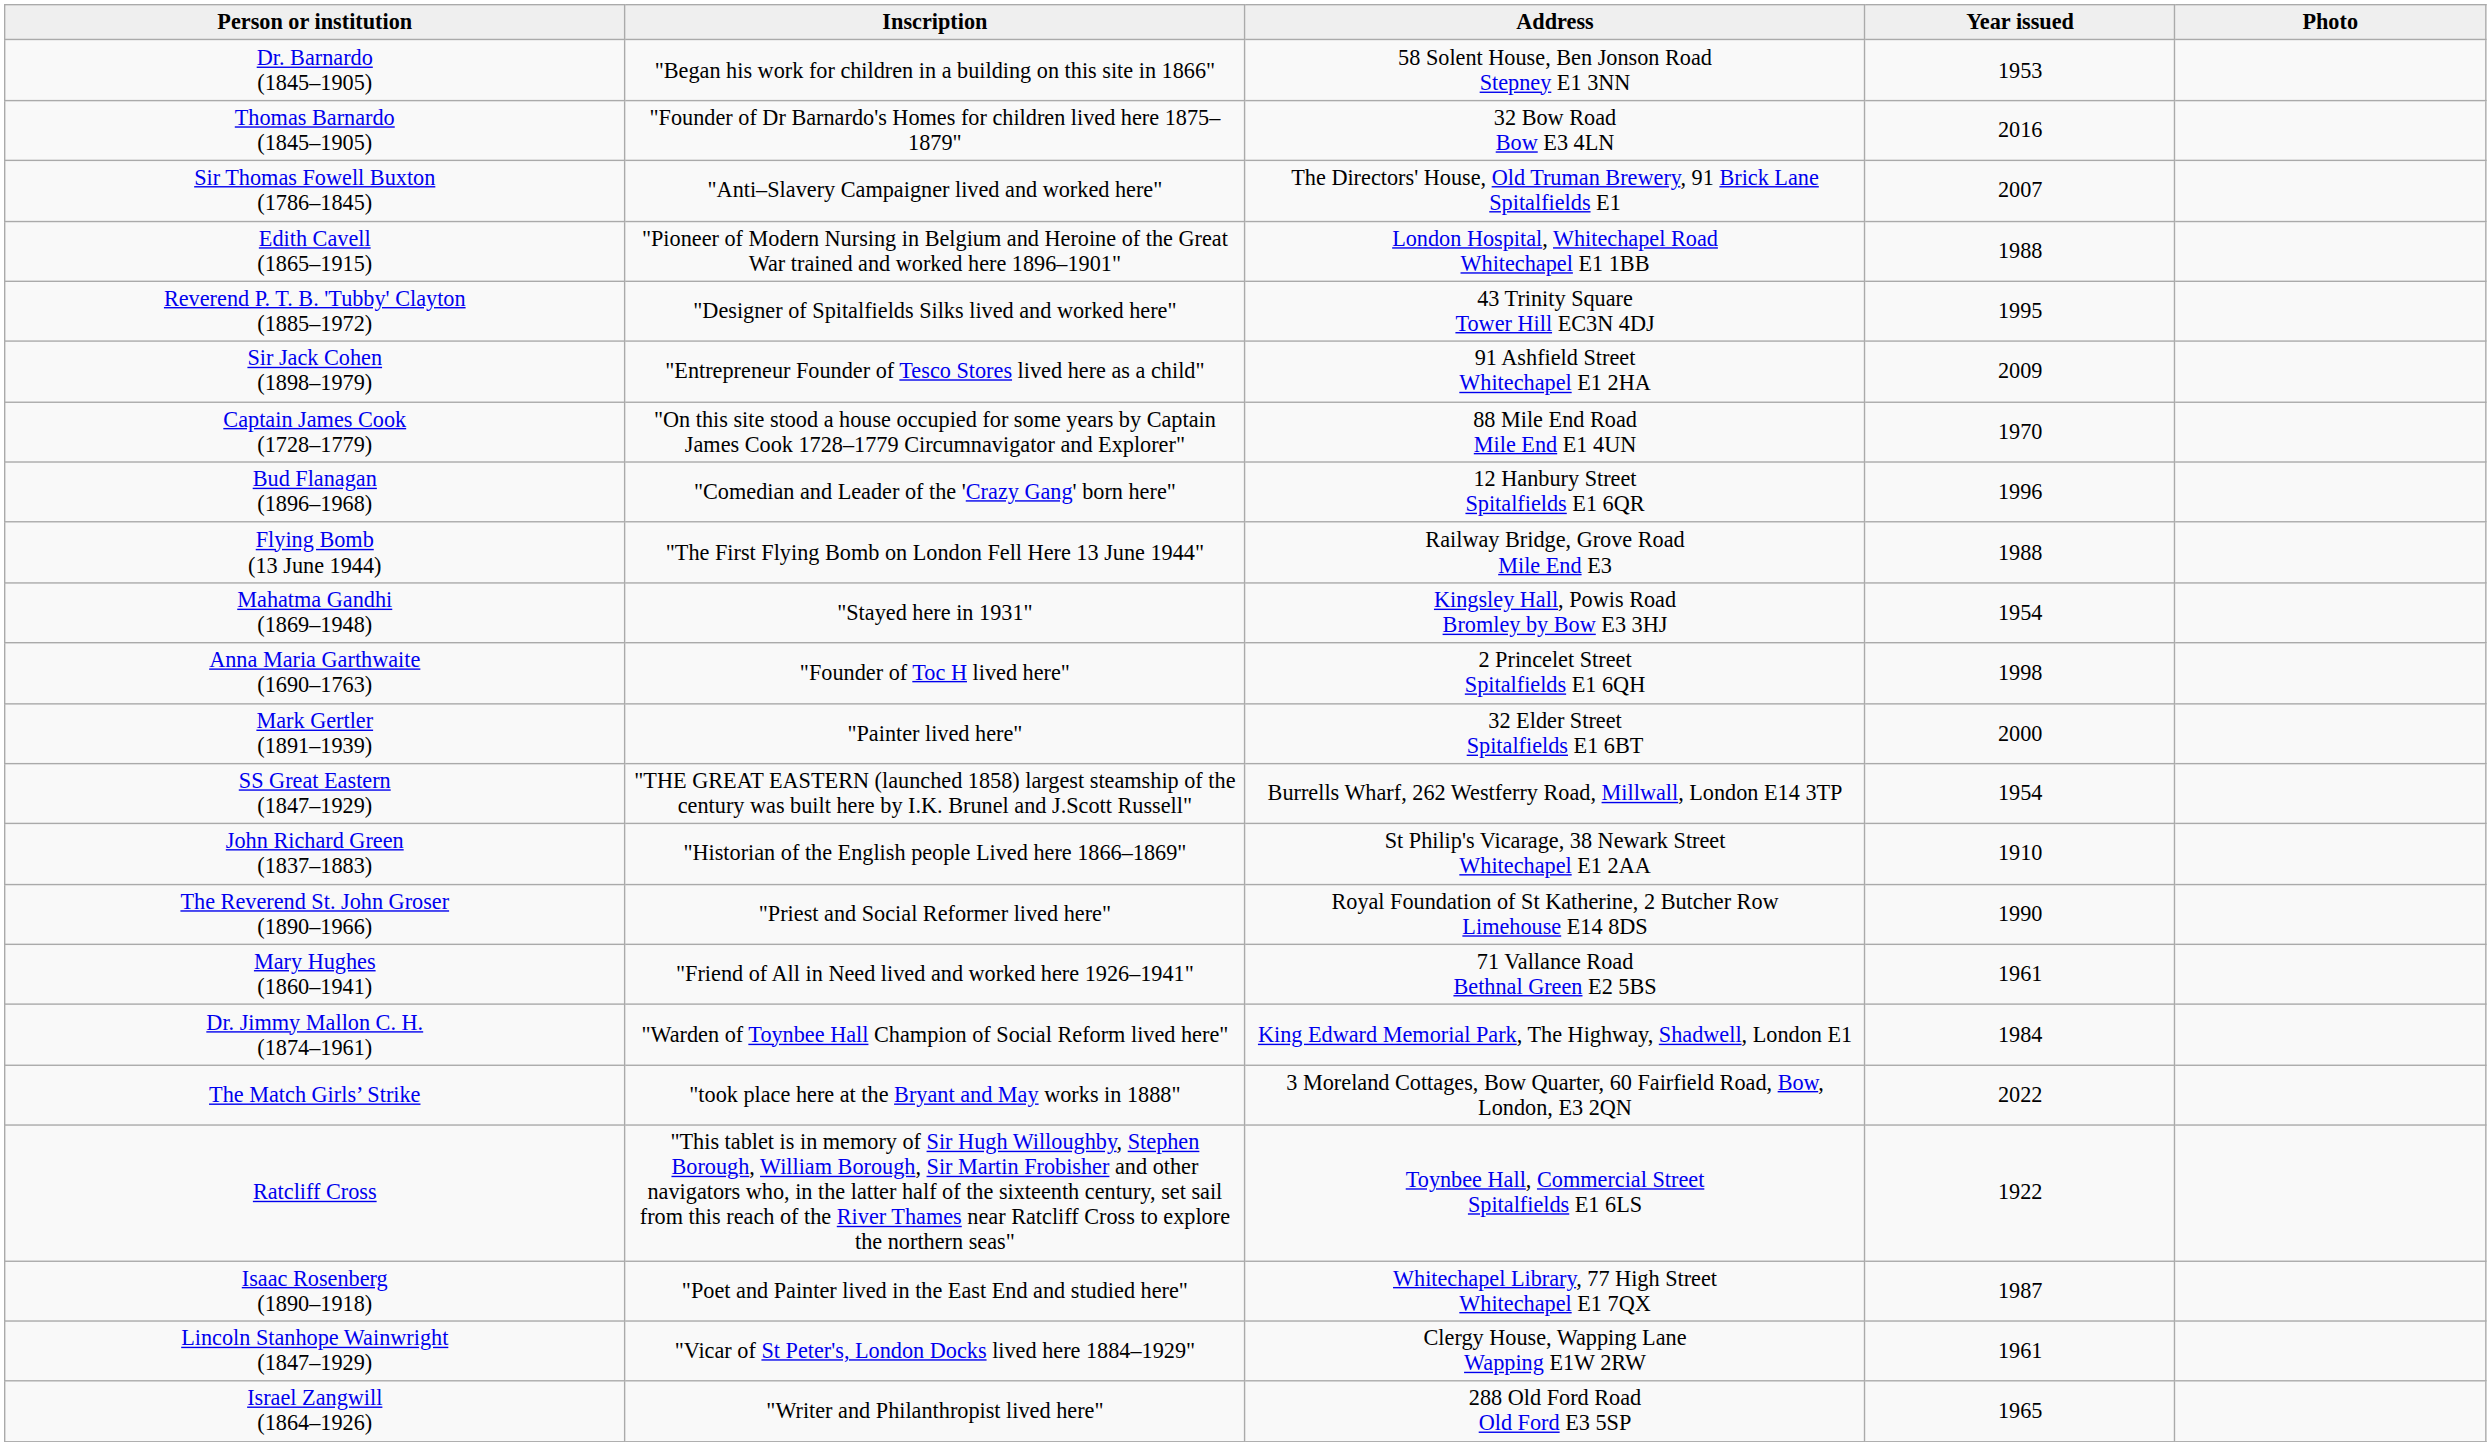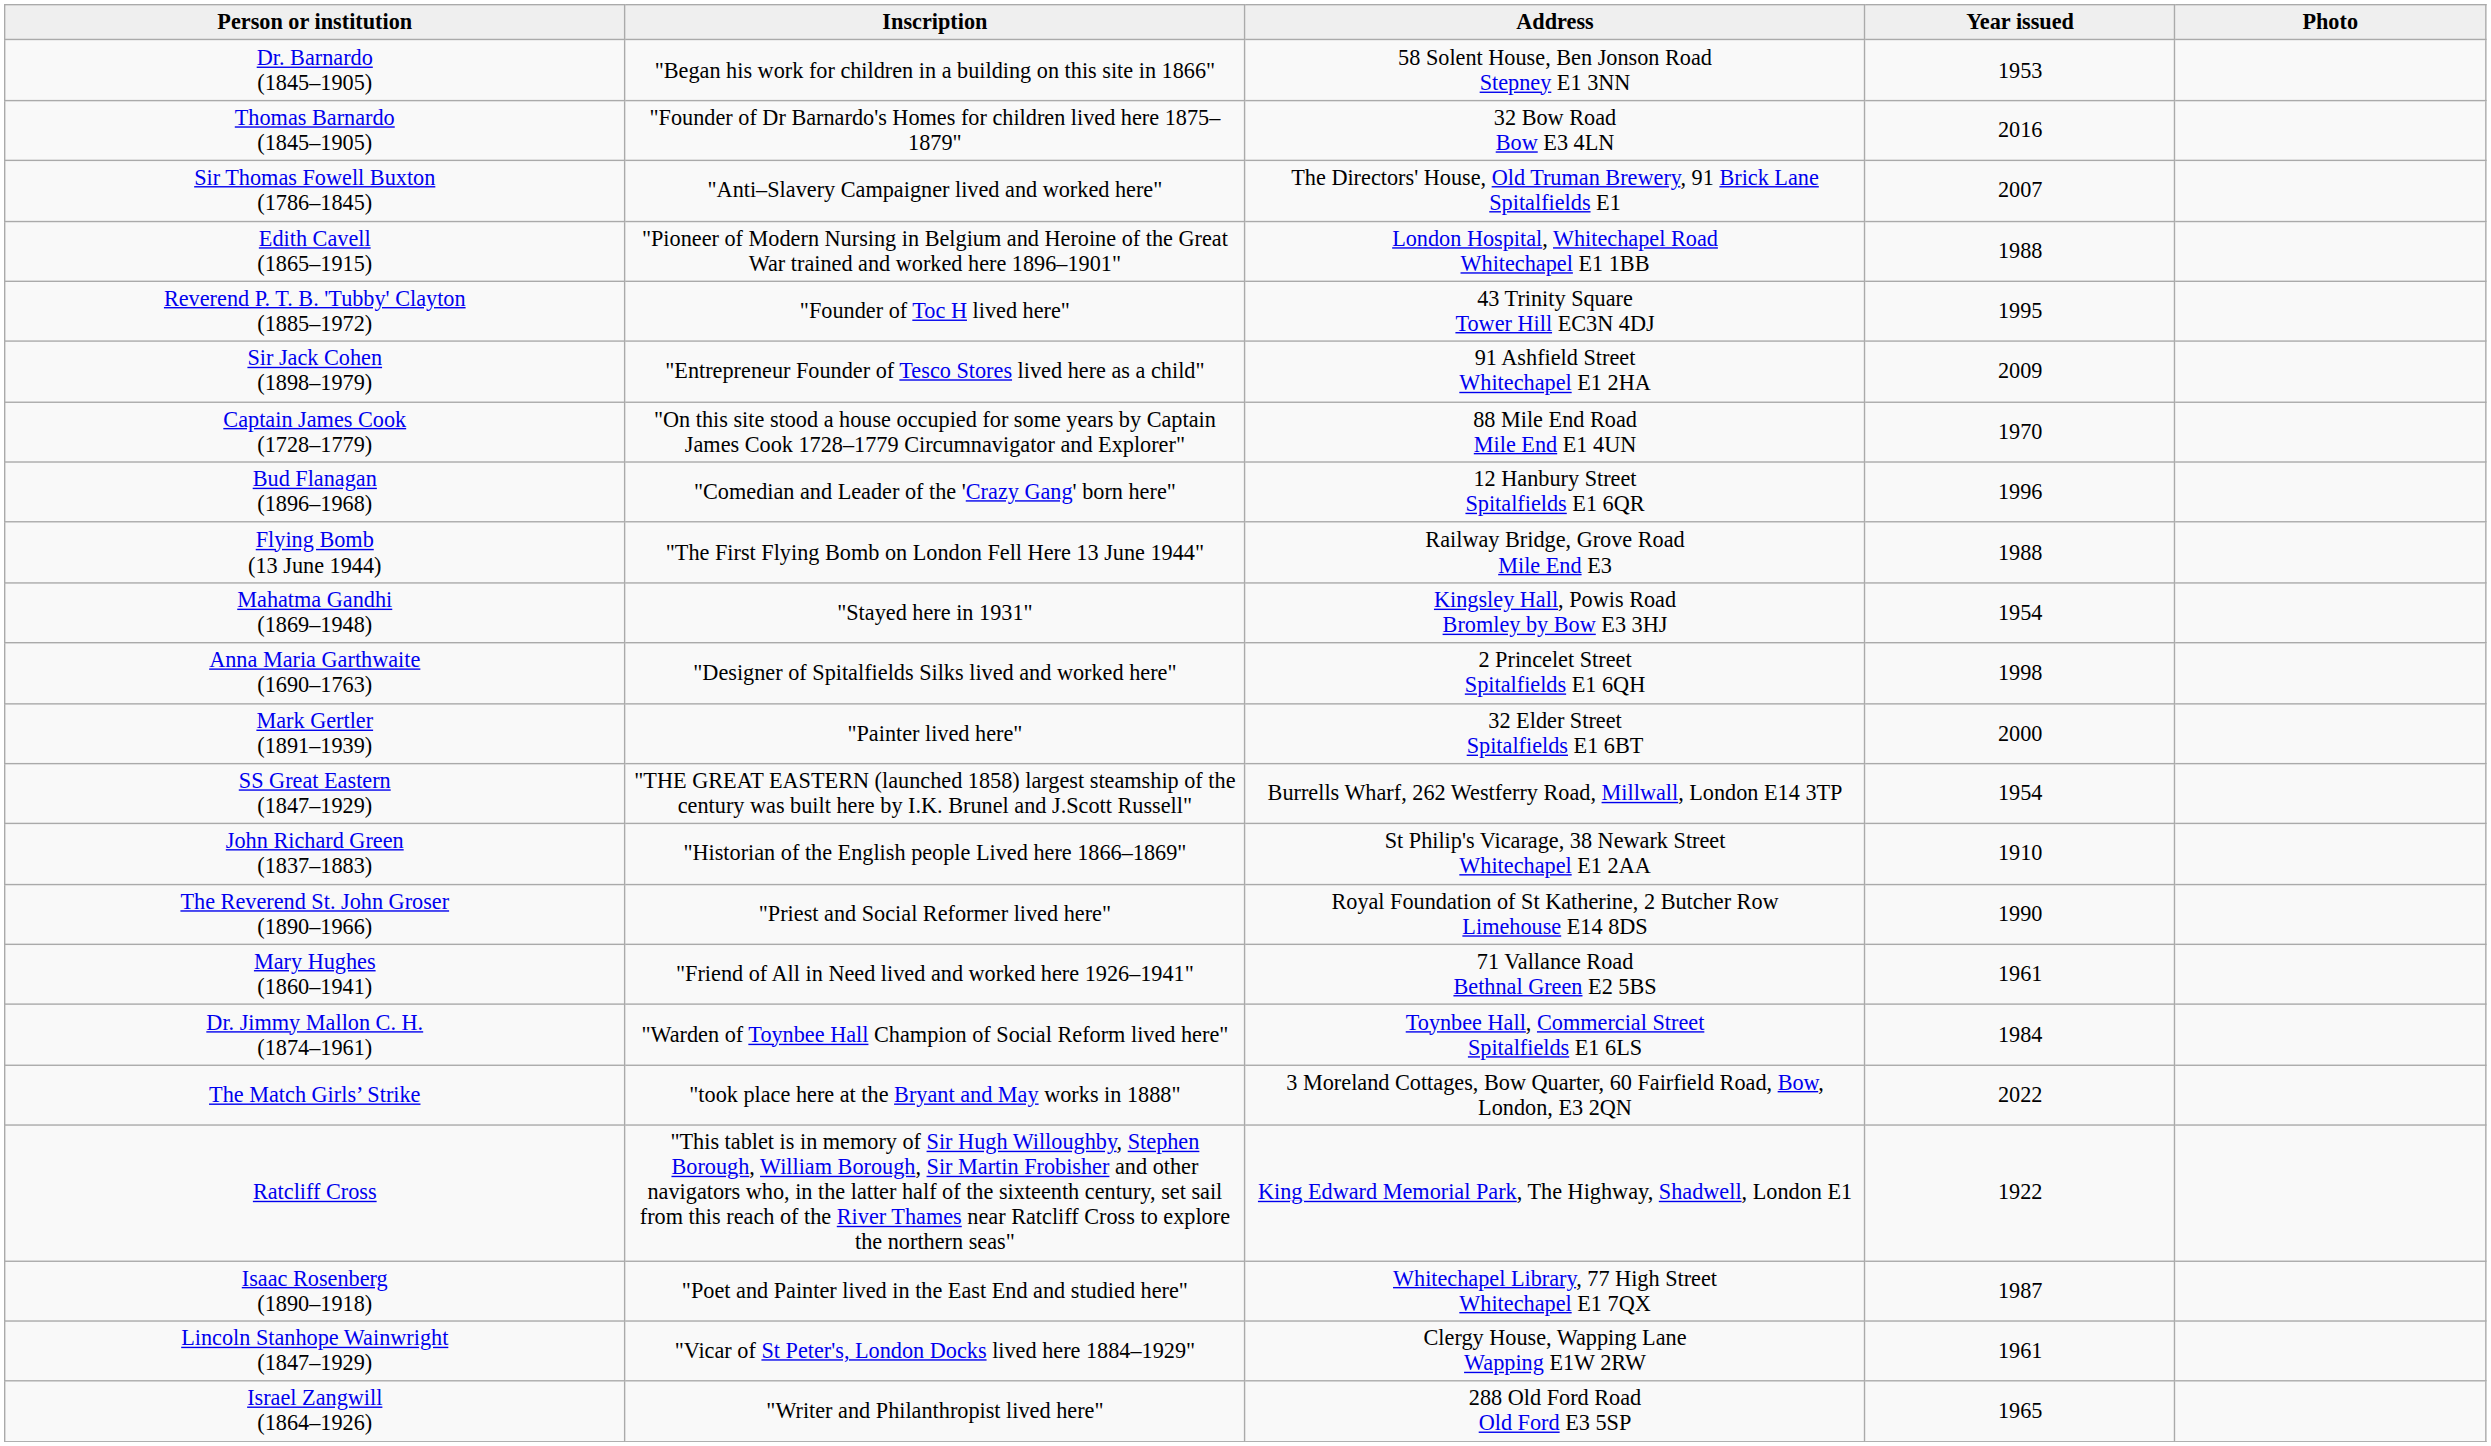(935, 311) "Designer of Spitalfields Silks lived and worked here" -> (935, 311) "Founder of Toc H lived here"
(935, 672) "Founder of Toc H lived here" -> (935, 672) "Designer of Spitalfields Silks lived and worked here"
(1555, 1034) King Edward Memorial Park, The Highway, Shadwell, London E1 -> (1555, 1034) Toynbee Hall, Commercial Street Spitalfields E1 6LS
(1555, 1192) Toynbee Hall, Commercial Street Spitalfields E1 6LS -> (1555, 1192) King Edward Memorial Park, The Highway, Shadwell, London E1
